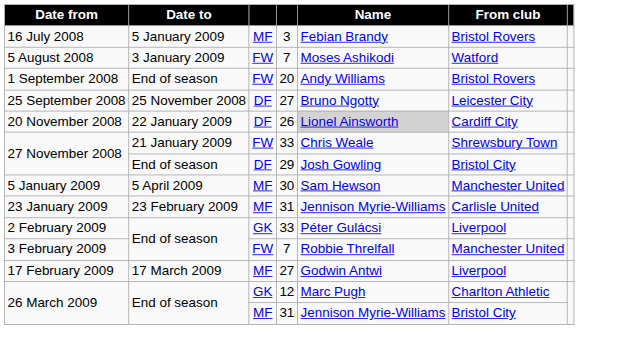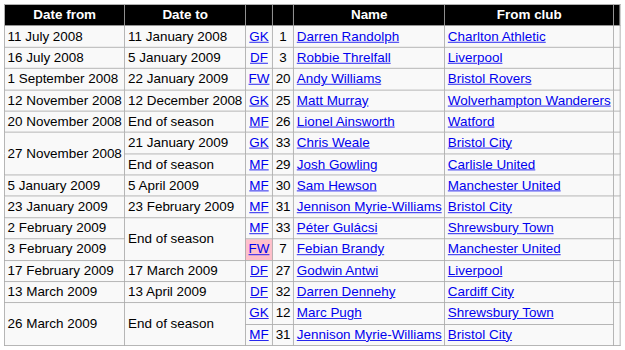+ row: (45, 36)
(263, 36) MF -> (259, 57) DF
(344, 36) Febian Brandy -> (344, 57) Robbie Threlfall
(493, 36) Bristol Rovers -> (475, 57) Liverpool
- row: (50, 57)
(175, 79) End of season -> (178, 79) 22 January 2009
- row: (67, 100)
+ row: (65, 100)
(182, 121) 22 January 2009 -> (171, 121) End of season
(263, 121) DF -> (259, 121) MF
(349, 121) lightgrey background -> (346, 121) no background
(485, 121) Cardiff City -> (471, 121) Watford
(263, 143) FW -> (259, 143) GK
(505, 143) Shrewsbury Town -> (480, 143) Bristol City
(263, 164) DF -> (259, 164) MF
(484, 164) Bristol City -> (492, 164) Carlisle United
(495, 206) Carlisle United -> (480, 206) Bristol City
(263, 228) GK -> (259, 228) MF
(479, 228) Liverpool -> (501, 228) Shrewsbury Town
(263, 249) no background -> (259, 249) pink background
(347, 249) Robbie Threlfall -> (340, 249) Febian Brandy
(263, 270) MF -> (259, 270) DF
+ row: (52, 292)
(501, 292) Charlton Athletic -> (501, 313) Shrewsbury Town
